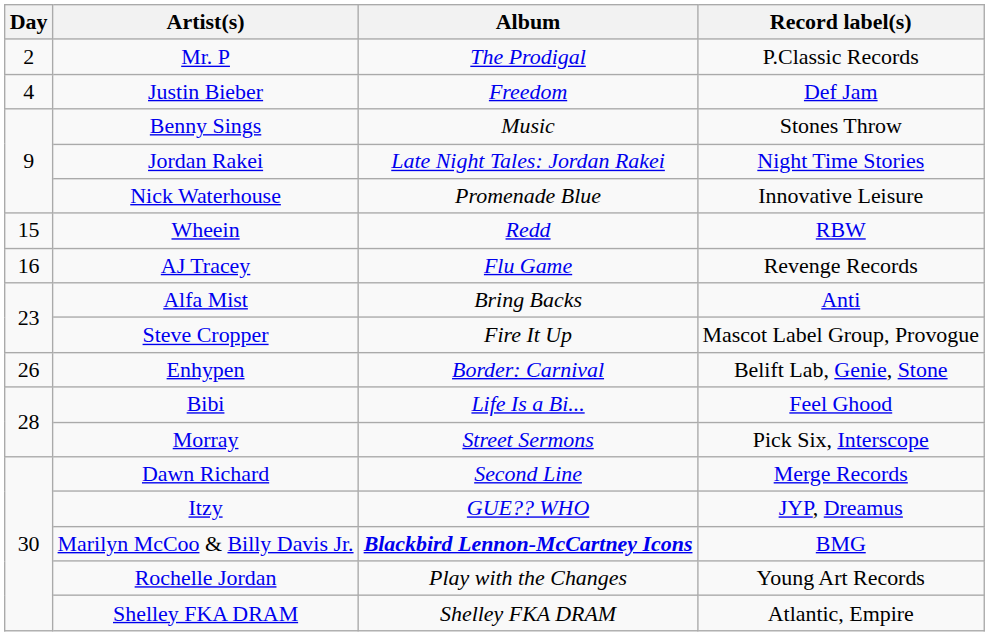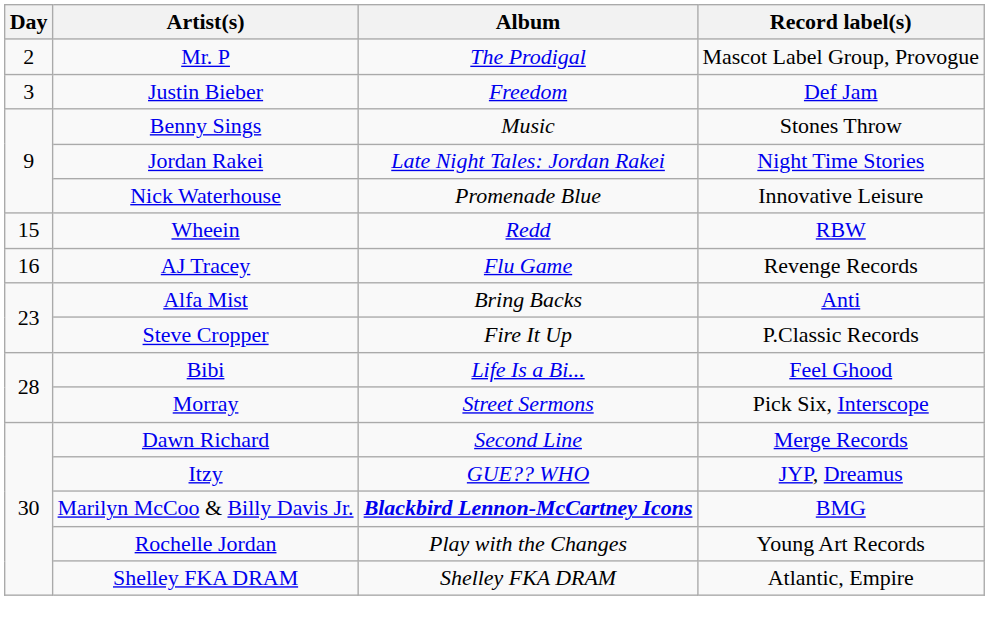(841, 56) P.Classic Records -> (841, 56) Mascot Label Group, Provogue
(29, 91) 4 -> (29, 91) 3
(841, 334) Mascot Label Group, Provogue -> (841, 334) P.Classic Records
- row: (206, 369)
